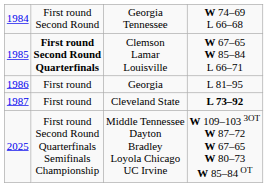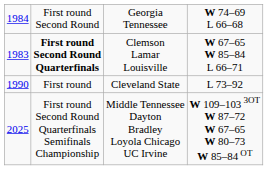(18, 54) 1985 -> (18, 54) 1983
- row: (145, 84)
(18, 101) 1987 -> (18, 84) 1990
(225, 101) bold -> (225, 84) normal
